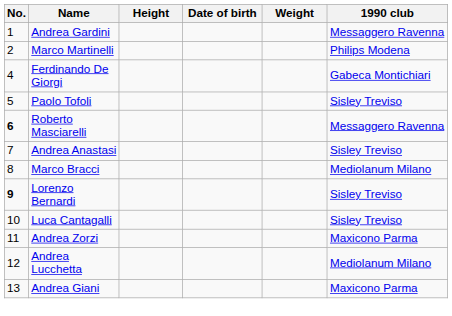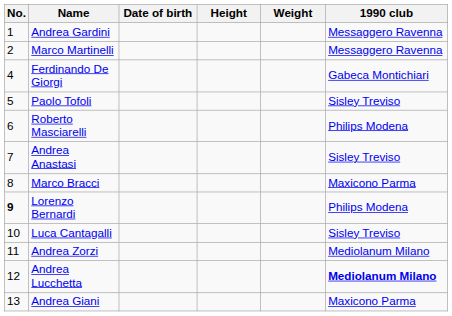columns swapped: (222, 13) <-> (151, 13)
(370, 50) Philips Modena -> (385, 50) Messaggero Ravenna
(10, 126) bold -> (10, 126) normal
(387, 126) Messaggero Ravenna -> (368, 126) Philips Modena
(381, 169) Mediolanum Milano -> (372, 182) Maxicono Parma
(366, 194) Sisley Treviso -> (368, 207) Philips Modena
(374, 238) Maxicono Parma -> (379, 251) Mediolanum Milano
(381, 263) normal -> (382, 276) bold
